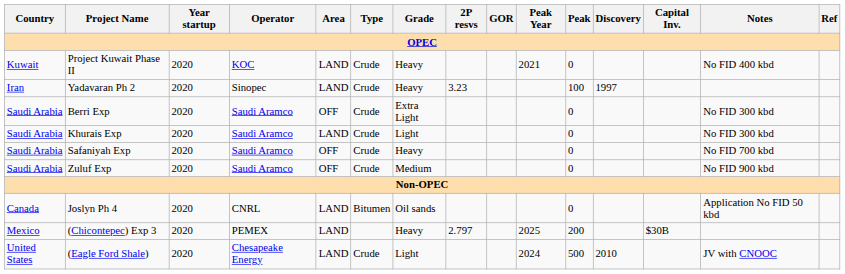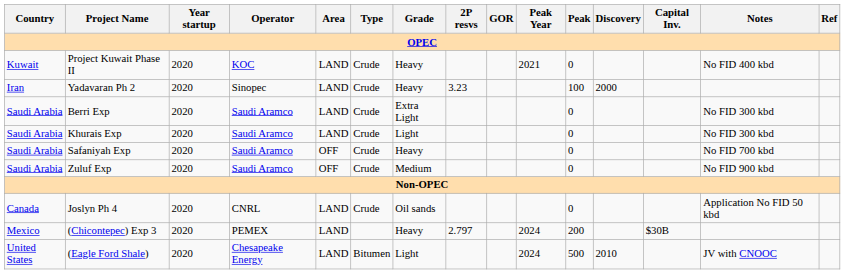(606, 88) 1997 -> (606, 88) 2000
(328, 111) OFF -> (334, 111) LAND
(372, 208) Bitumen -> (366, 208) Crude
(529, 231) 2025 -> (529, 231) 2024
(366, 254) Crude -> (372, 254) Bitumen
